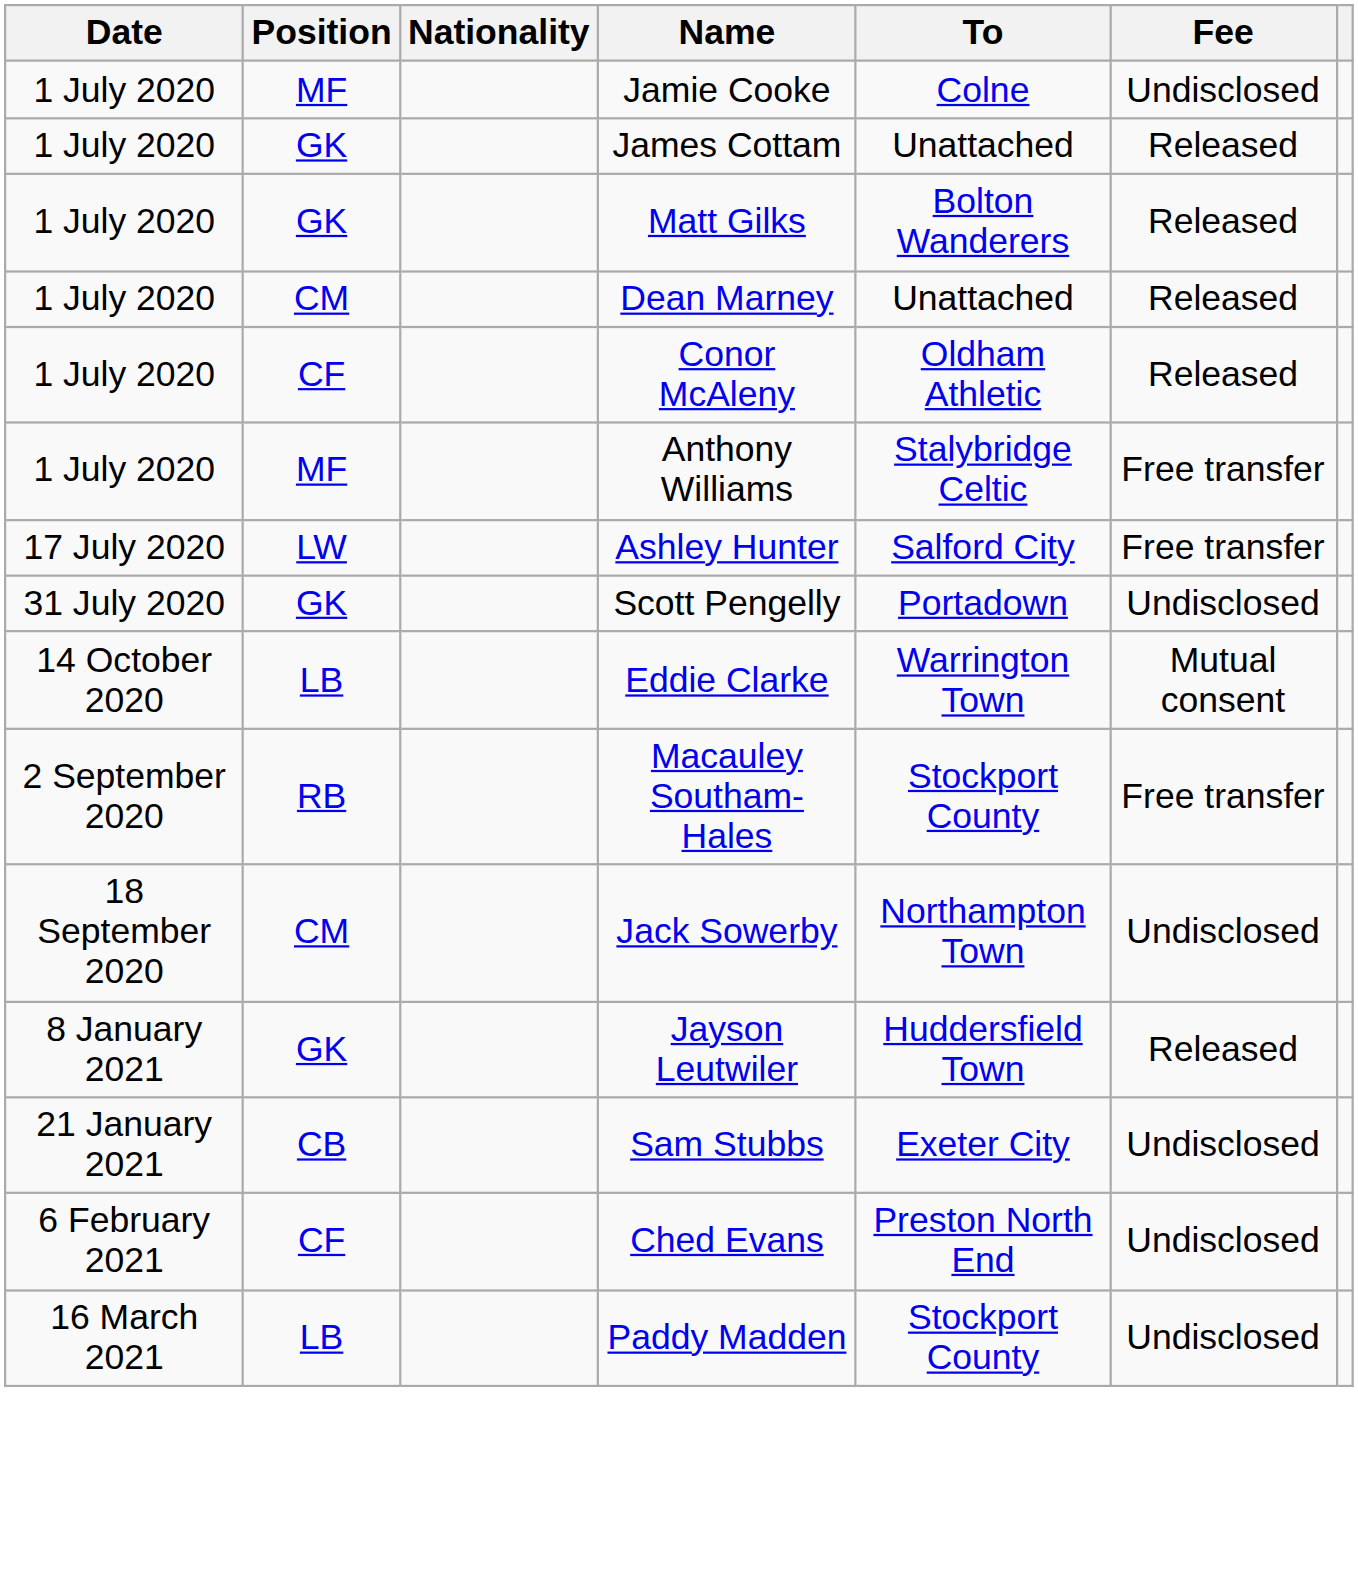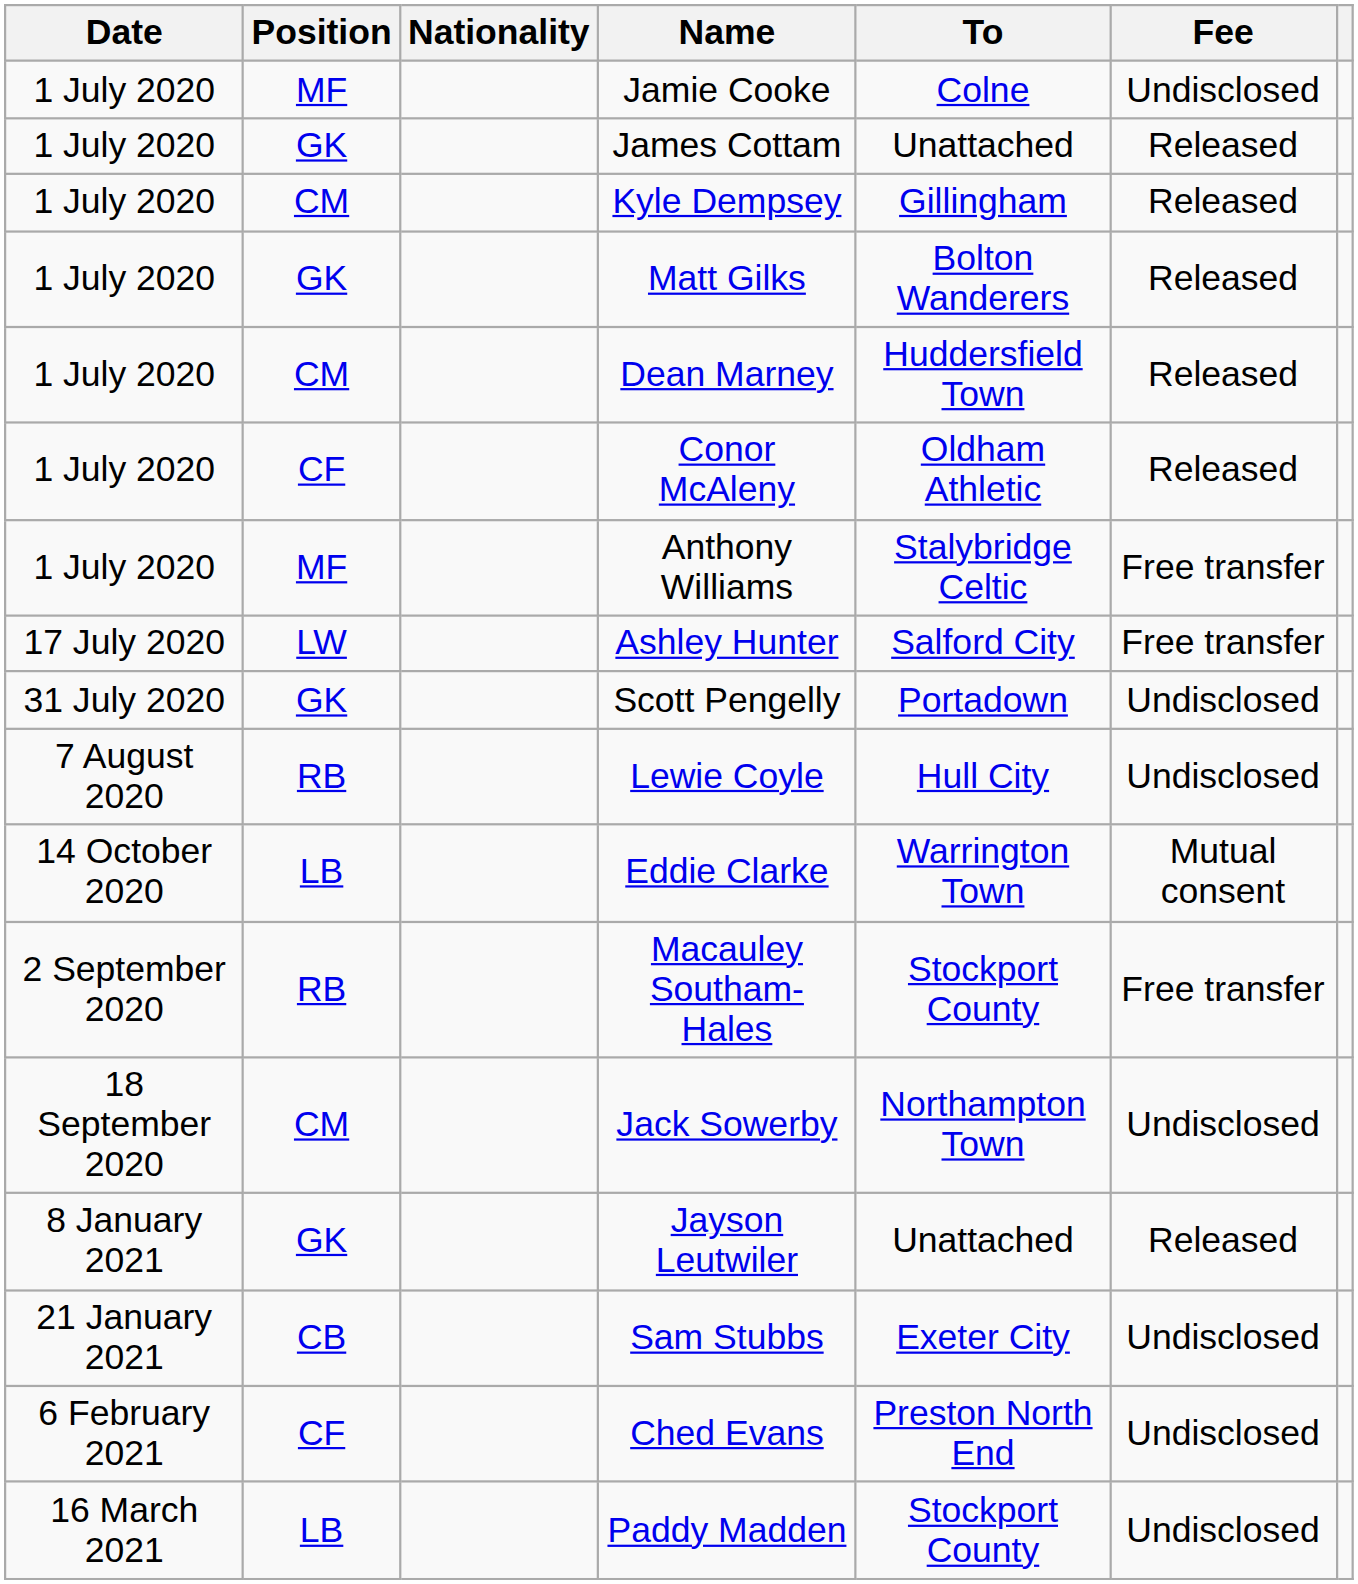+ row: (727, 201)
(983, 297) Unattached -> (983, 374) Huddersfield Town
+ row: (727, 775)
(983, 1048) Huddersfield Town -> (983, 1240) Unattached
